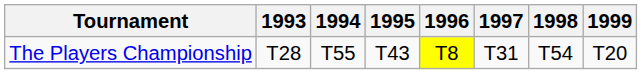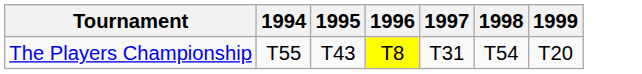- column: (284, 21)
